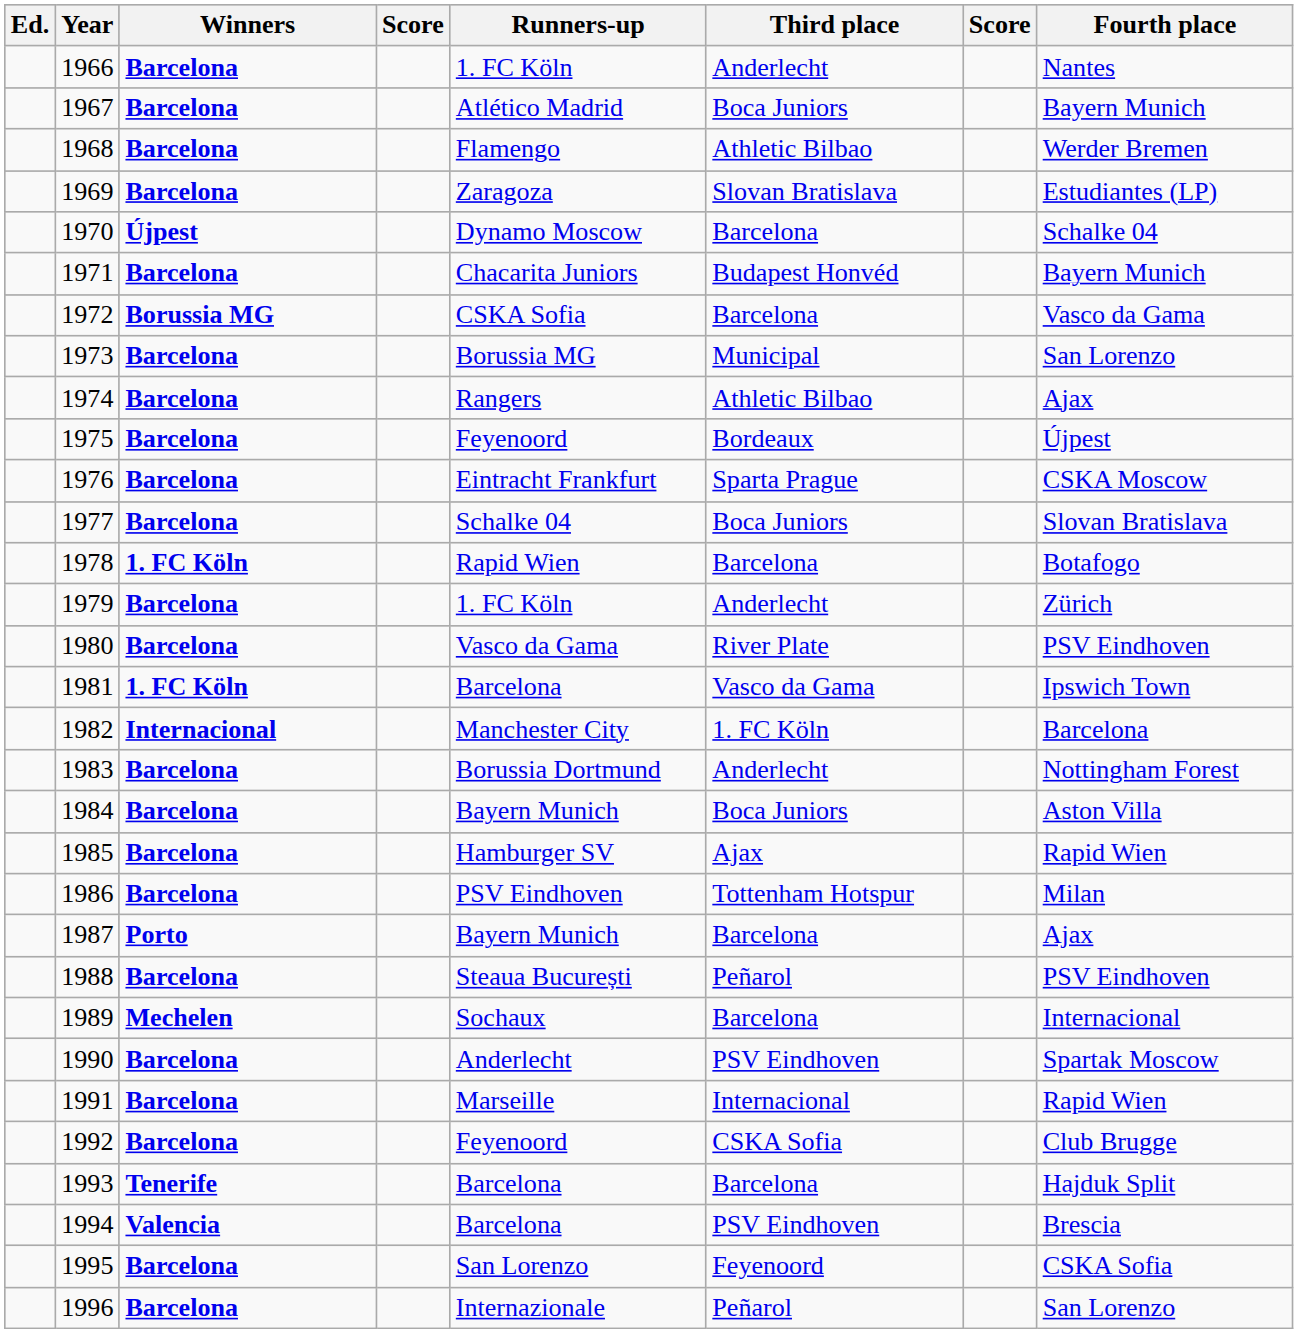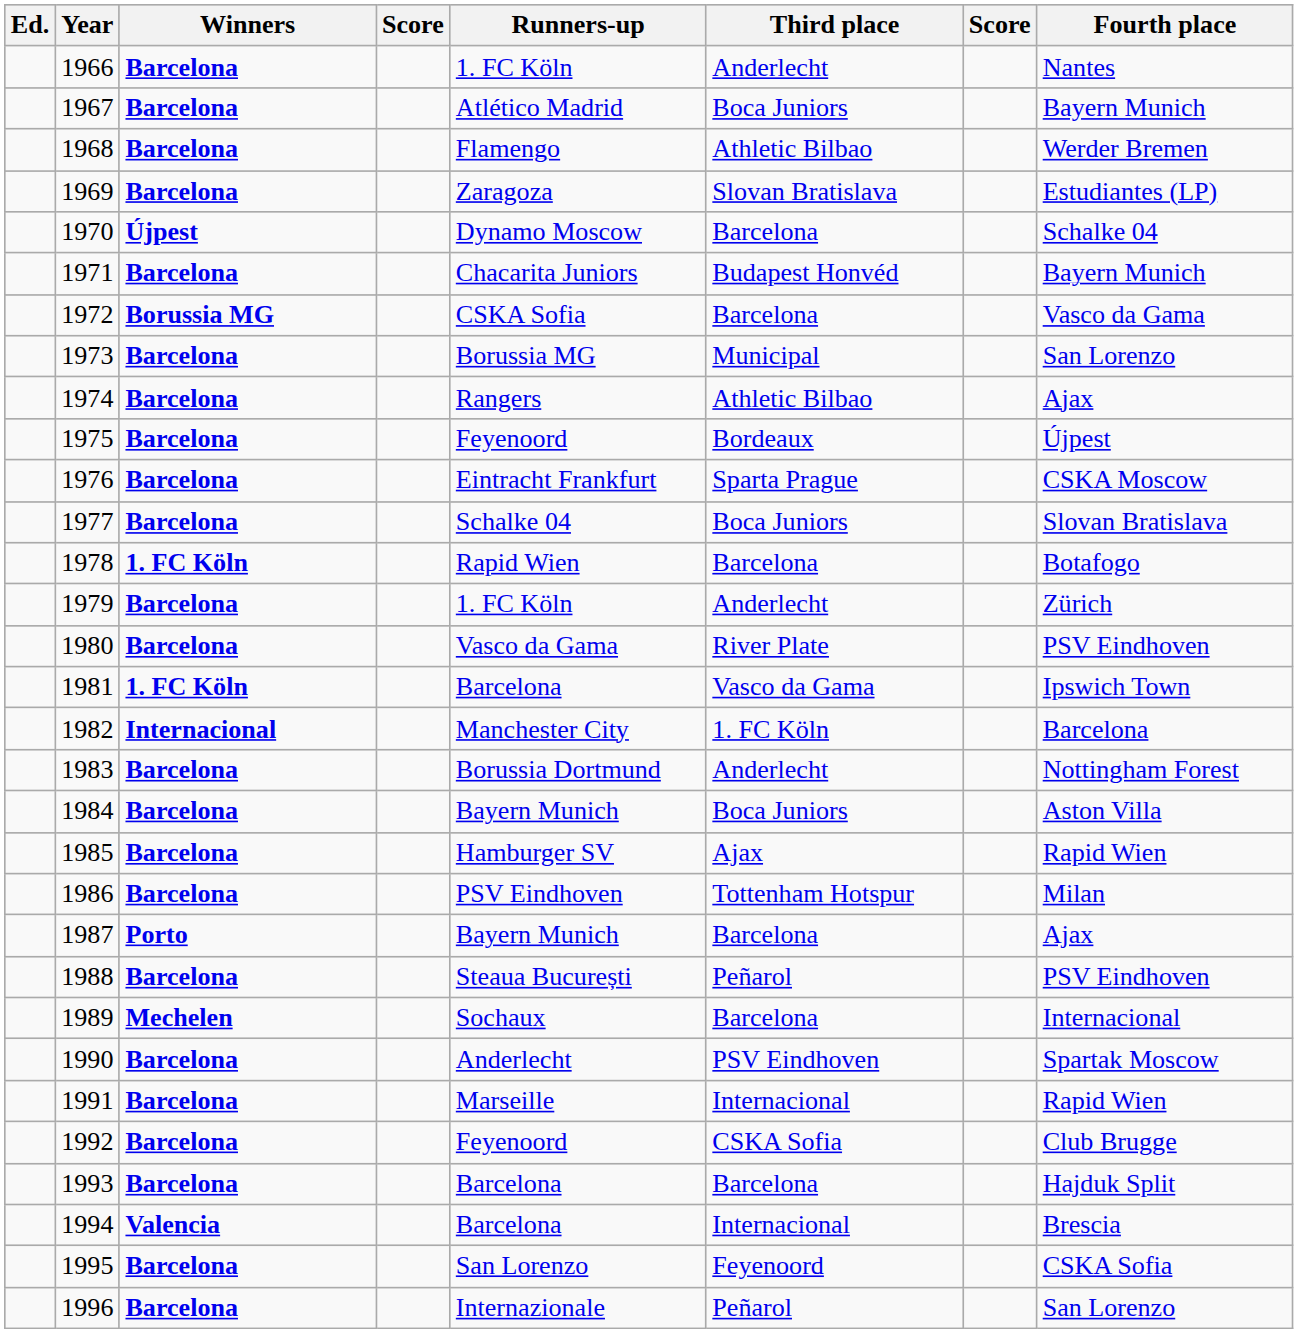(171, 1183) Tenerife -> (182, 1183) Barcelona
(796, 1224) PSV Eindhoven -> (781, 1224) Internacional
